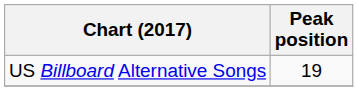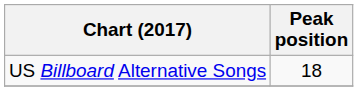(311, 70) 19 -> (311, 70) 18
